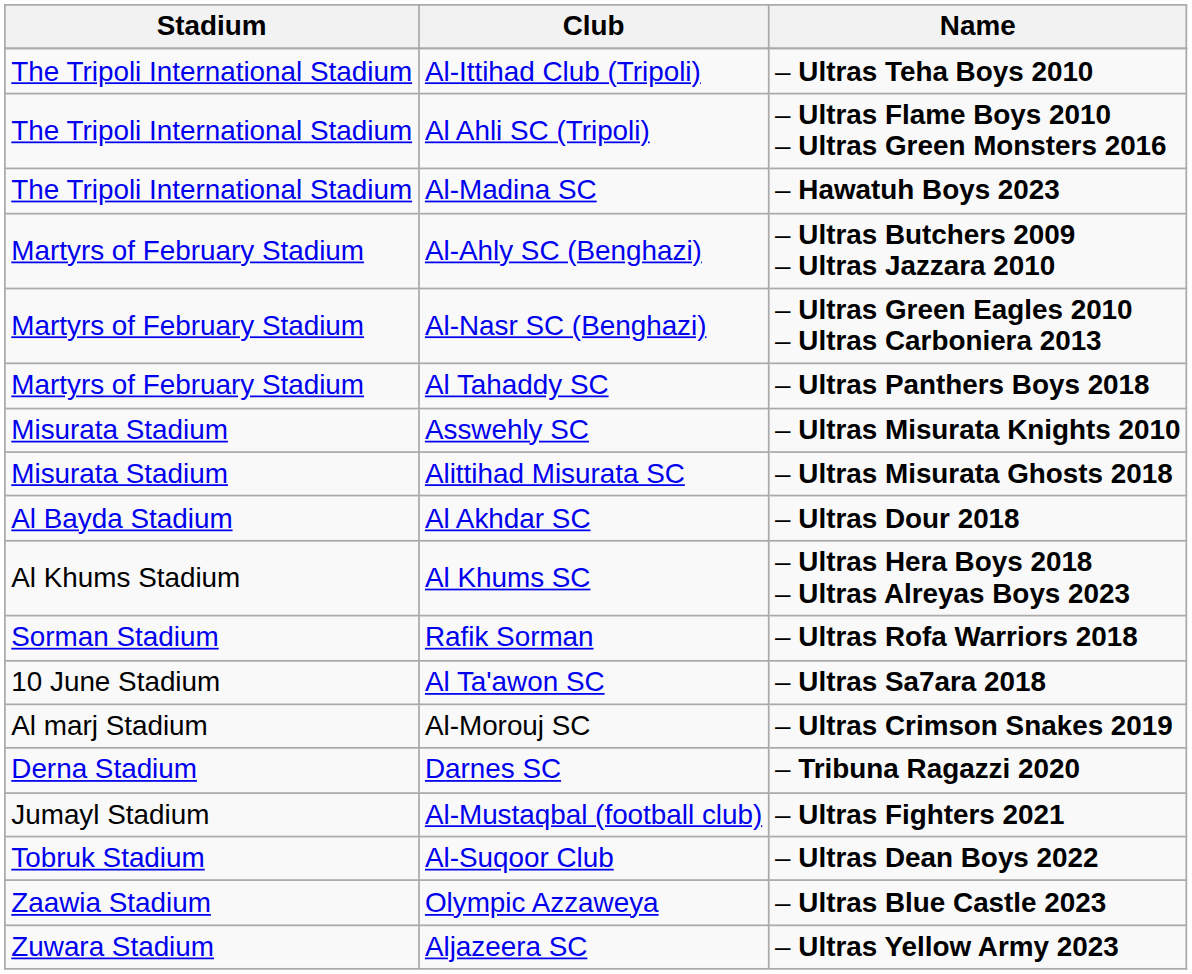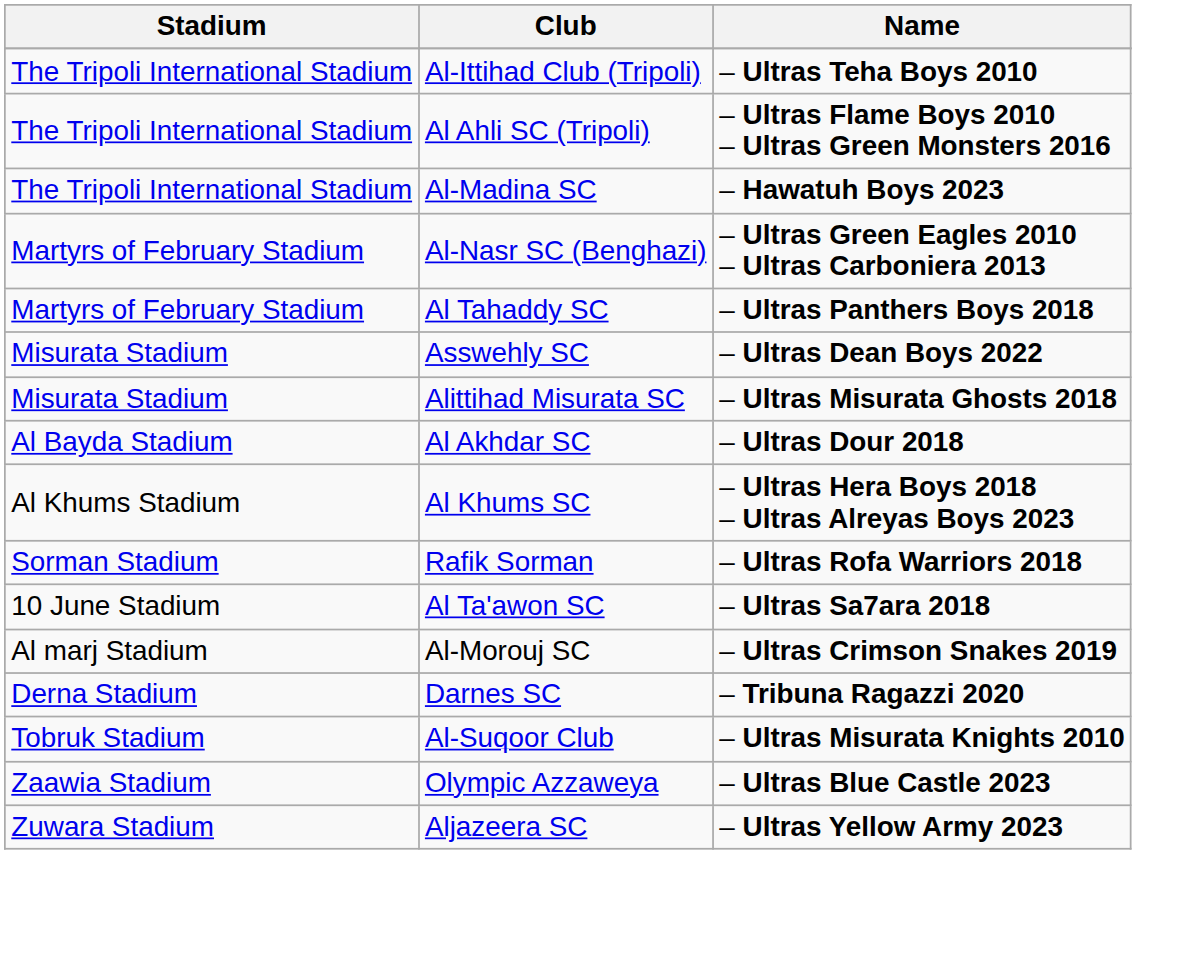- row: (563, 250)
(978, 429) – Ultras Misurata Knights 2010 -> (881, 354) – Ultras Dean Boys 2022
- row: (594, 814)
(937, 858) – Ultras Dean Boys 2022 -> (922, 738) – Ultras Misurata Knights 2010
